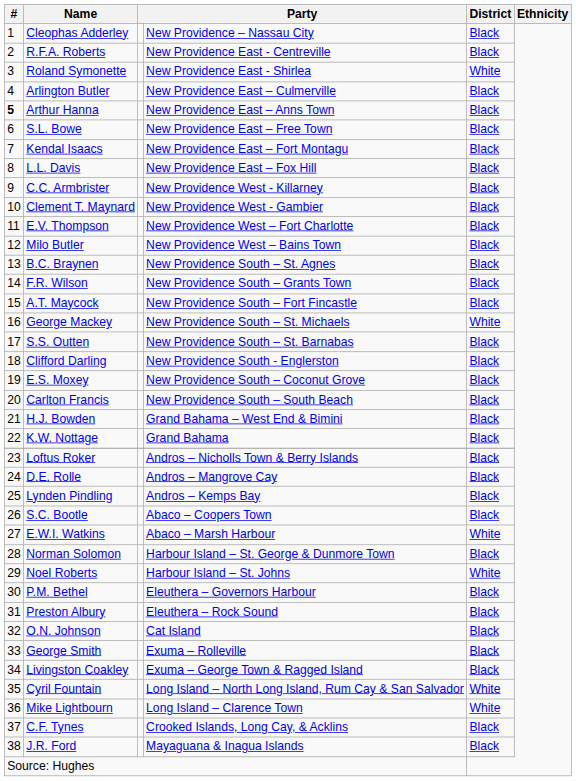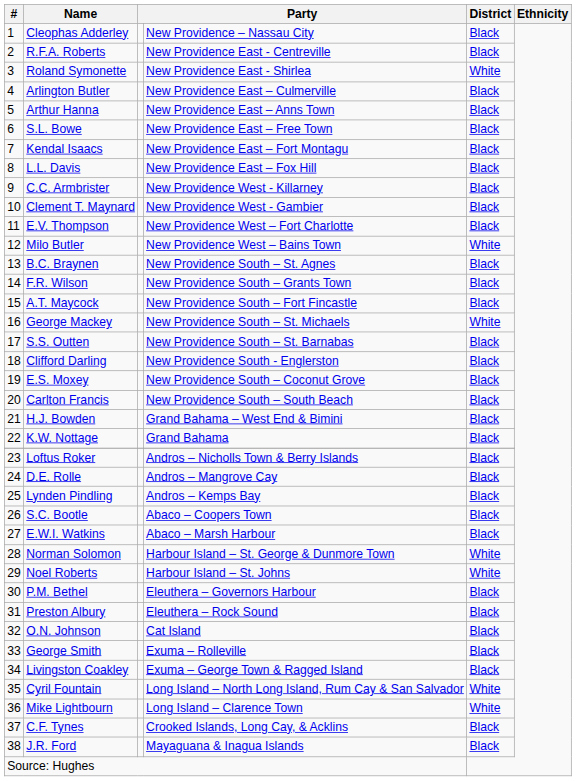(11, 110) bold -> (11, 110) normal
(484, 245) Black -> (485, 245) White
(485, 534) White -> (484, 534) Black
(484, 554) Black -> (485, 554) White
